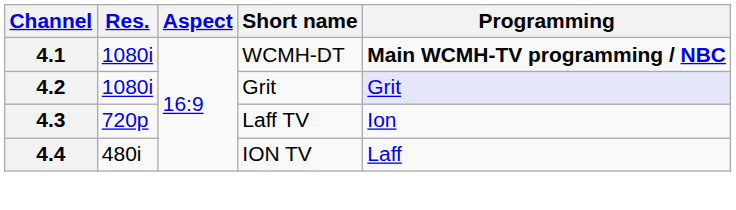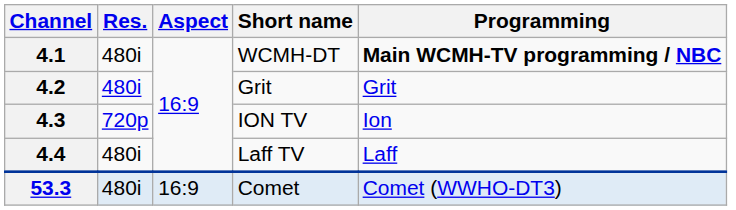(127, 54) 1080i -> (122, 54) 480i
(127, 87) 1080i -> (122, 87) 480i
(384, 87) lavender background -> (380, 87) no background
(276, 120) Laff TV -> (272, 120) ION TV
(277, 154) ION TV -> (271, 154) Laff TV
+ row: (51, 188)
